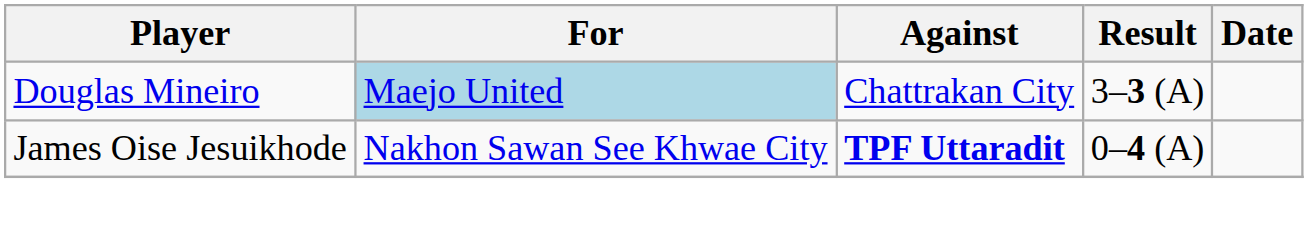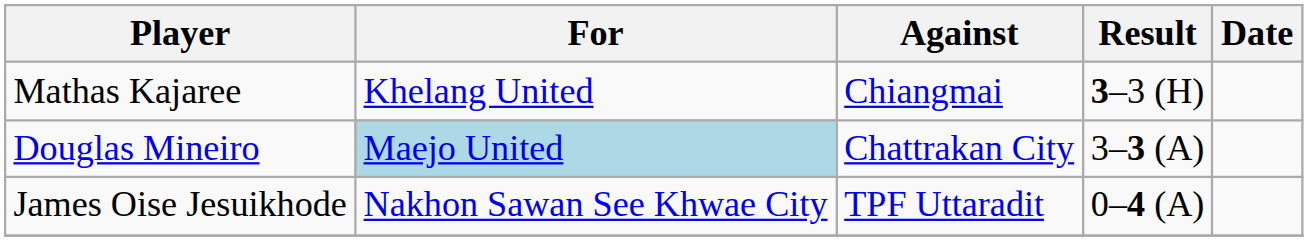+ row: (127, 90)
(954, 147) bold -> (944, 205) normal
